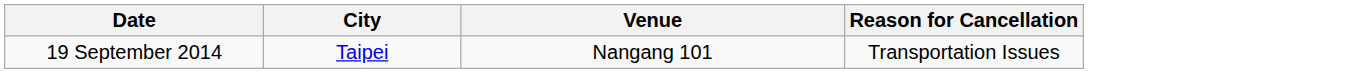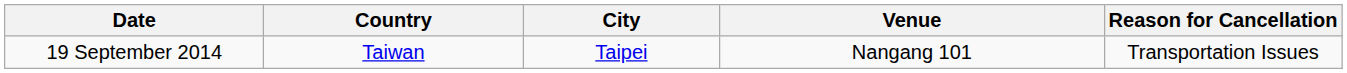+ column: (393, 20)
